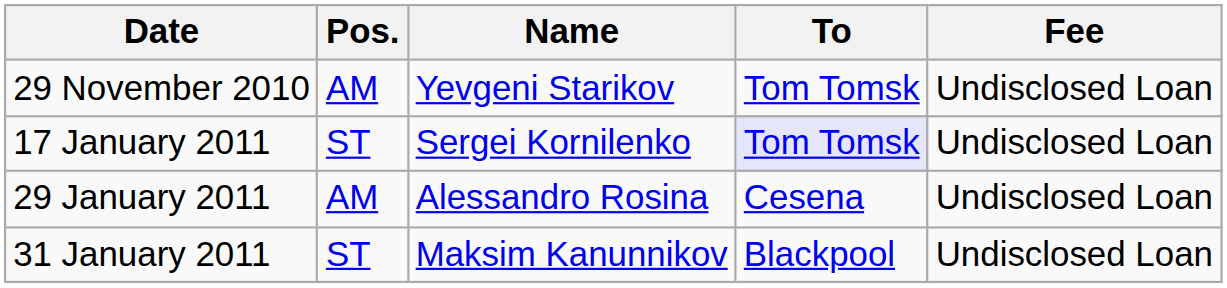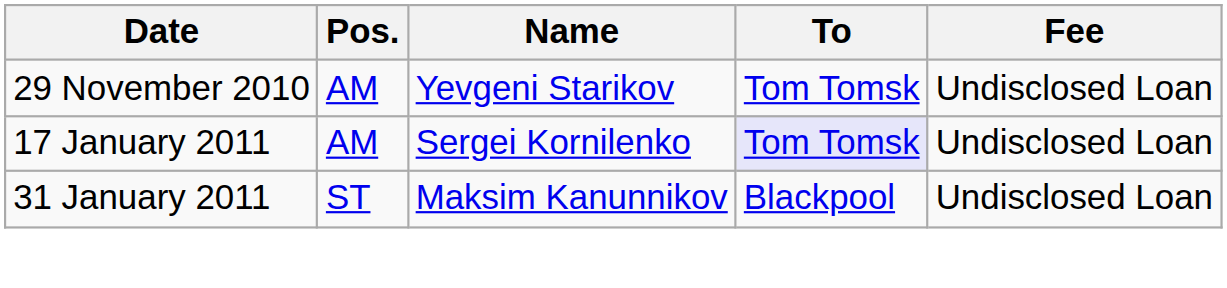(348, 142) ST -> (352, 142) AM
- row: (142, 198)
